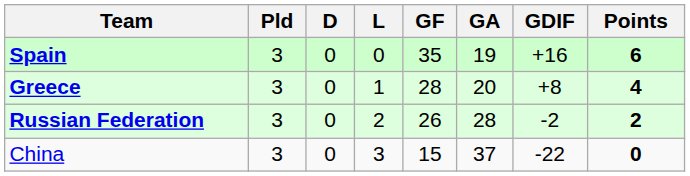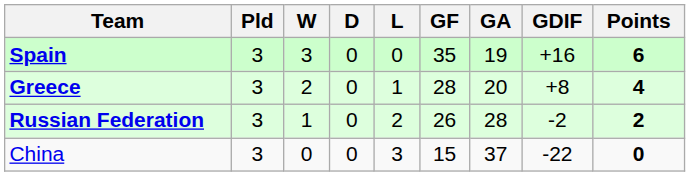+ column: (307, 21)
